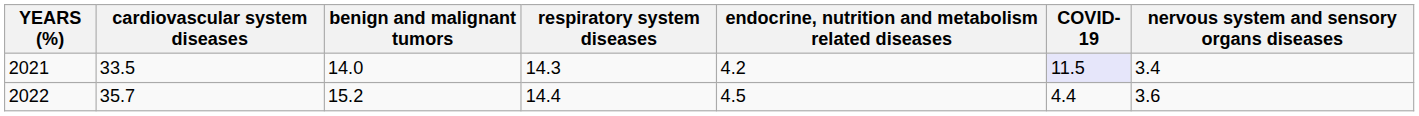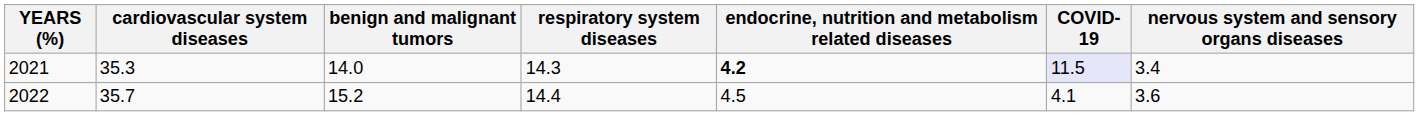(117, 67) 33.5 -> (117, 67) 35.3
(733, 67) normal -> (733, 67) bold
(1064, 96) 4.4 -> (1064, 96) 4.1
